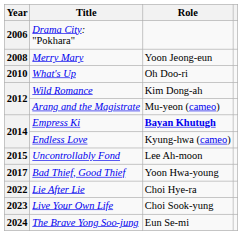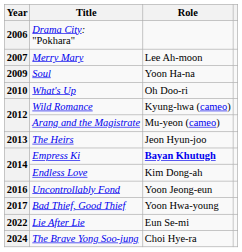(17, 57) 2008 -> (17, 57) 2007
(179, 57) Yoon Jeong-eun -> (174, 57) Lee Ah-moon
+ row: (42, 73)
(174, 90) Kim Dong-ah -> (188, 106) Kyung-hwa (cameo)
+ row: (53, 139)
(188, 139) Kyung-hwa (cameo) -> (174, 172) Kim Dong-ah
(17, 156) 2015 -> (17, 189) 2016
(174, 156) Lee Ah-moon -> (179, 189) Yoon Jeong-eun
(171, 189) Choi Hye-ra -> (167, 222) Eun Se-mi
- row: (73, 205)
(167, 222) Eun Se-mi -> (171, 238) Choi Hye-ra
